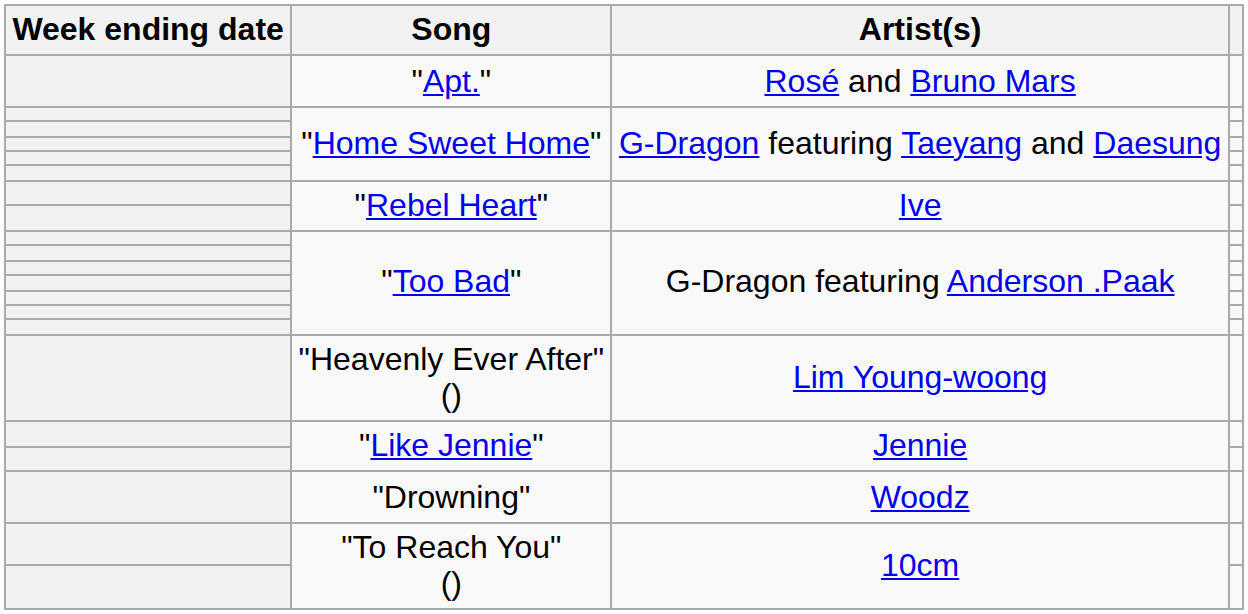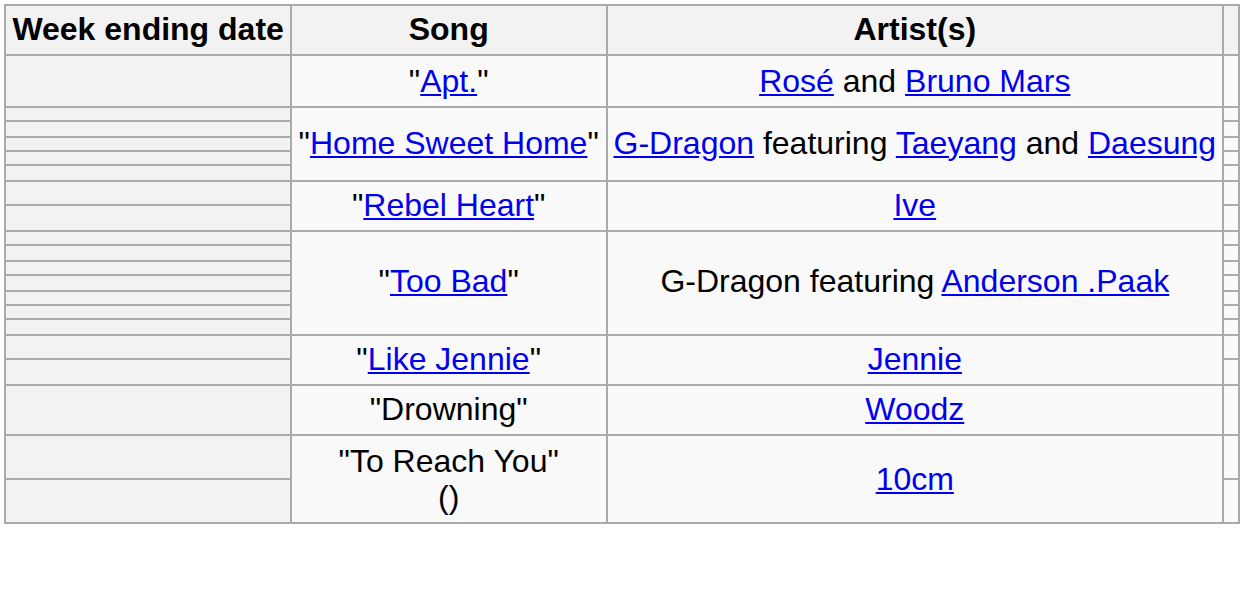- row: (451, 377)
